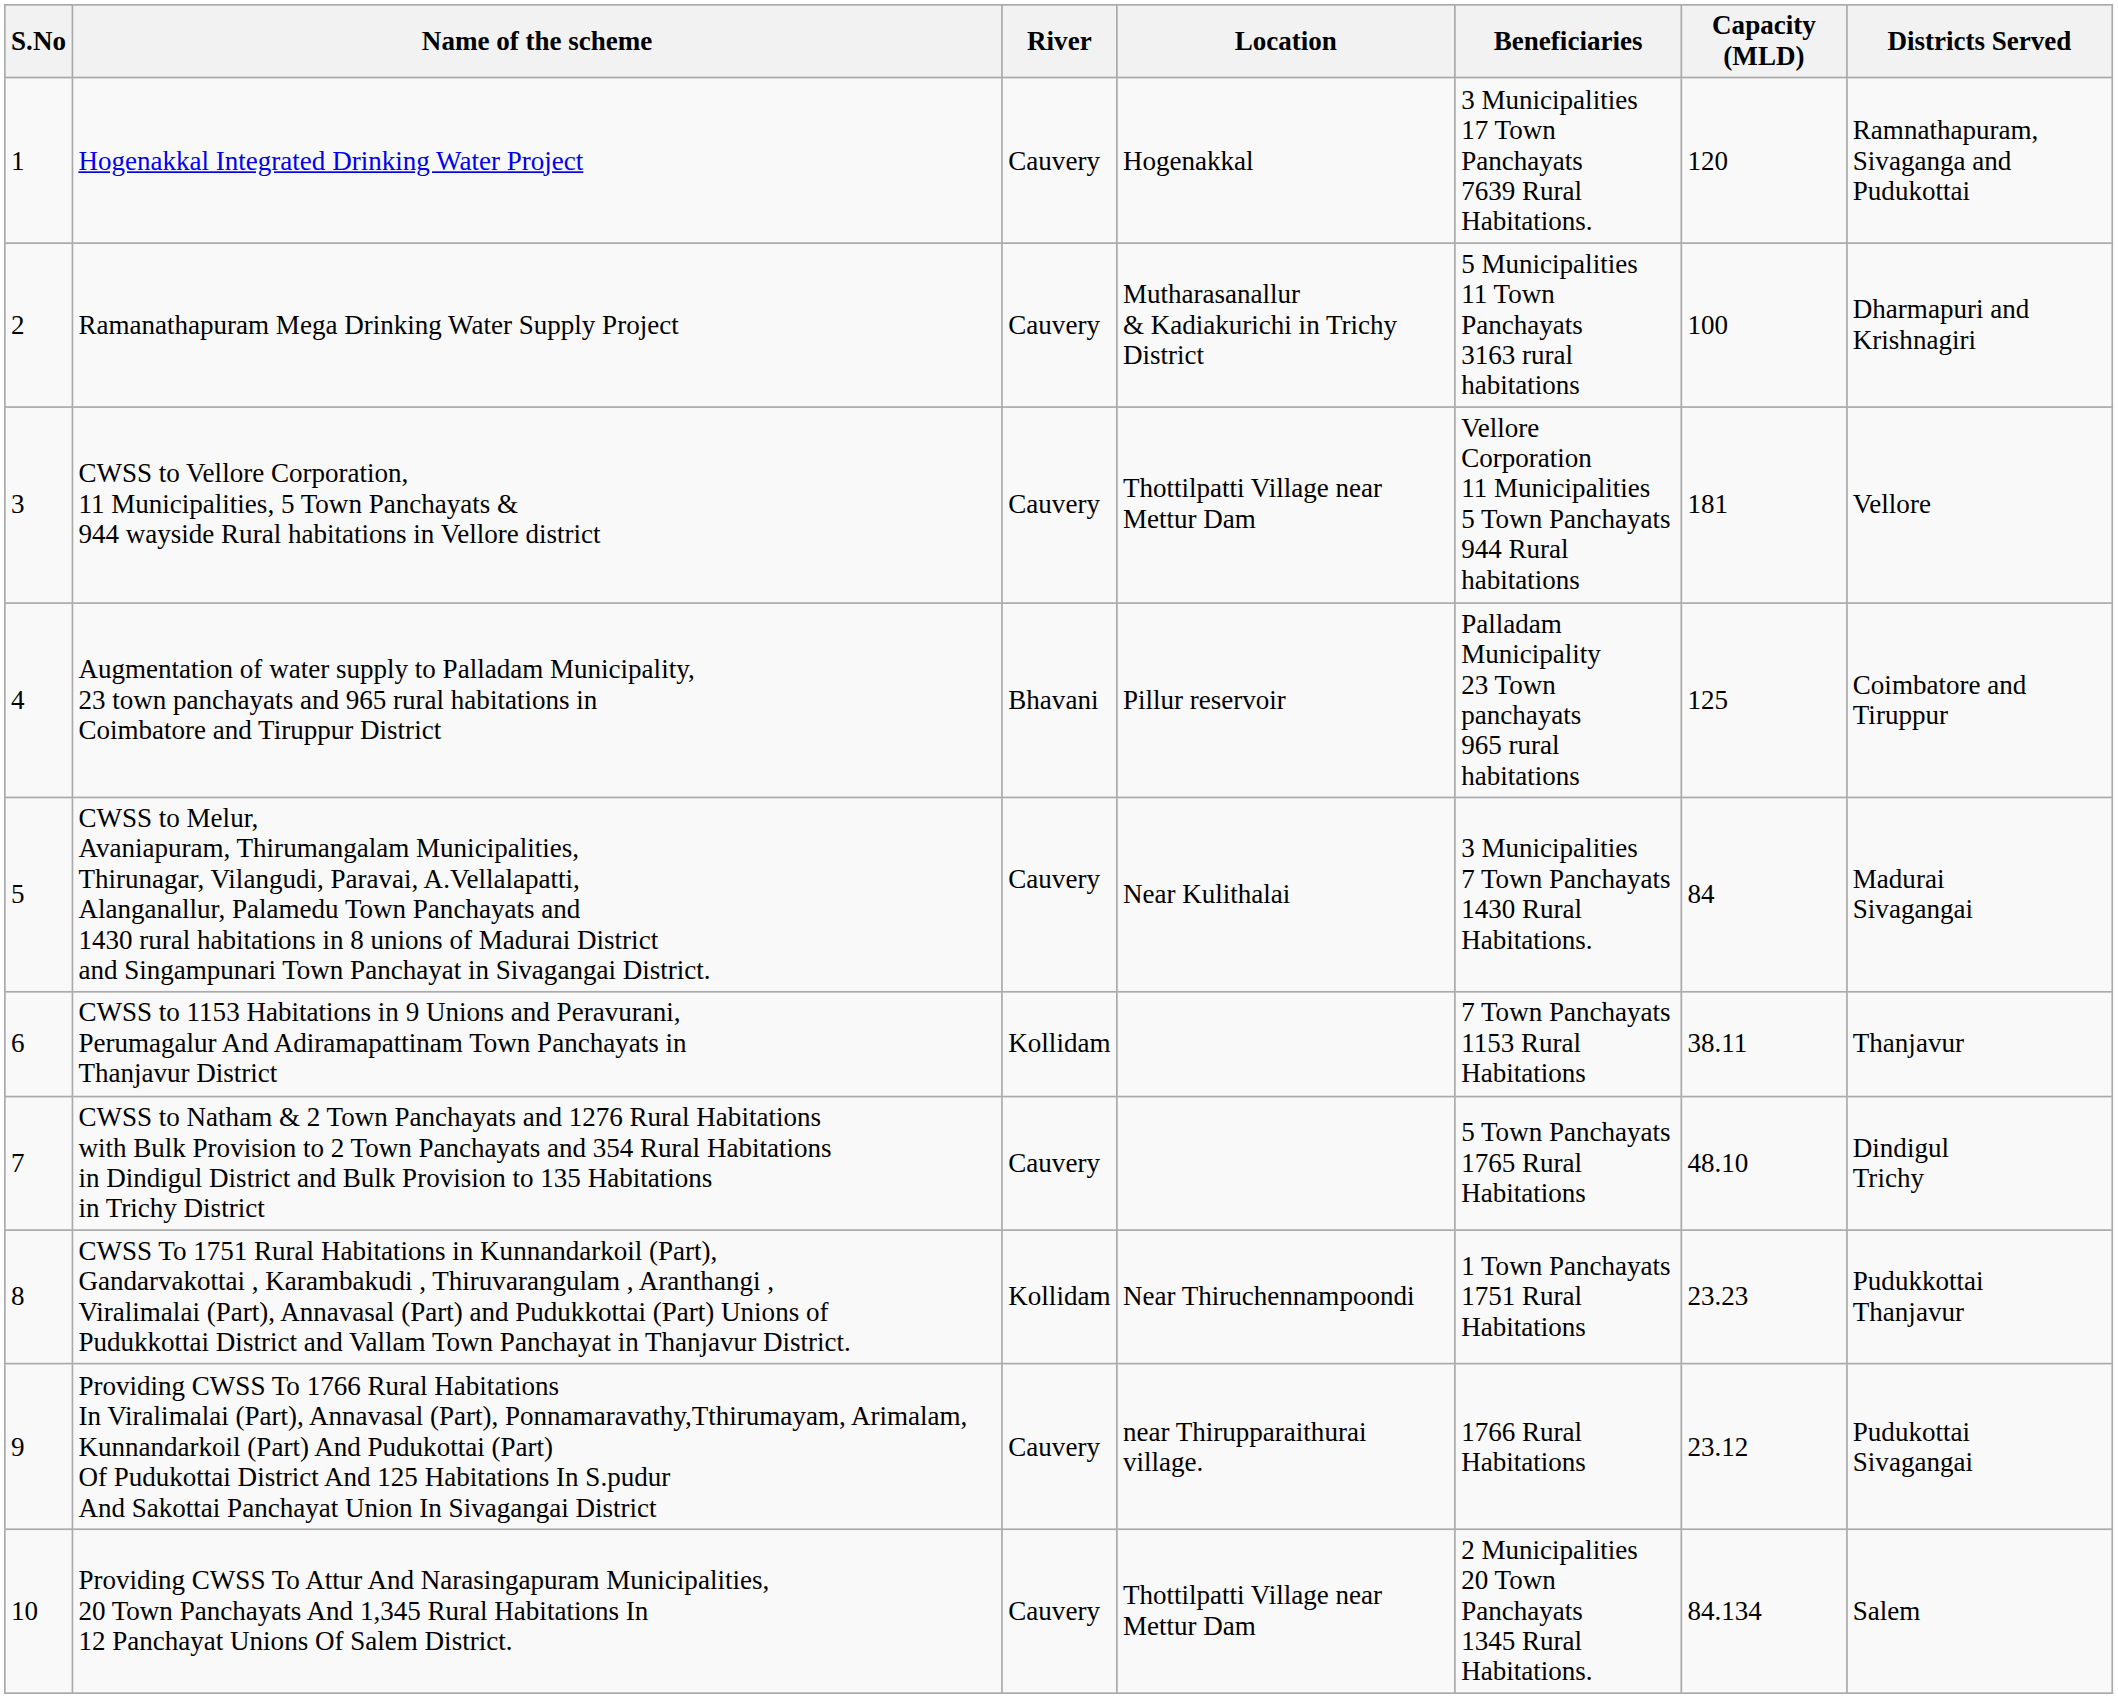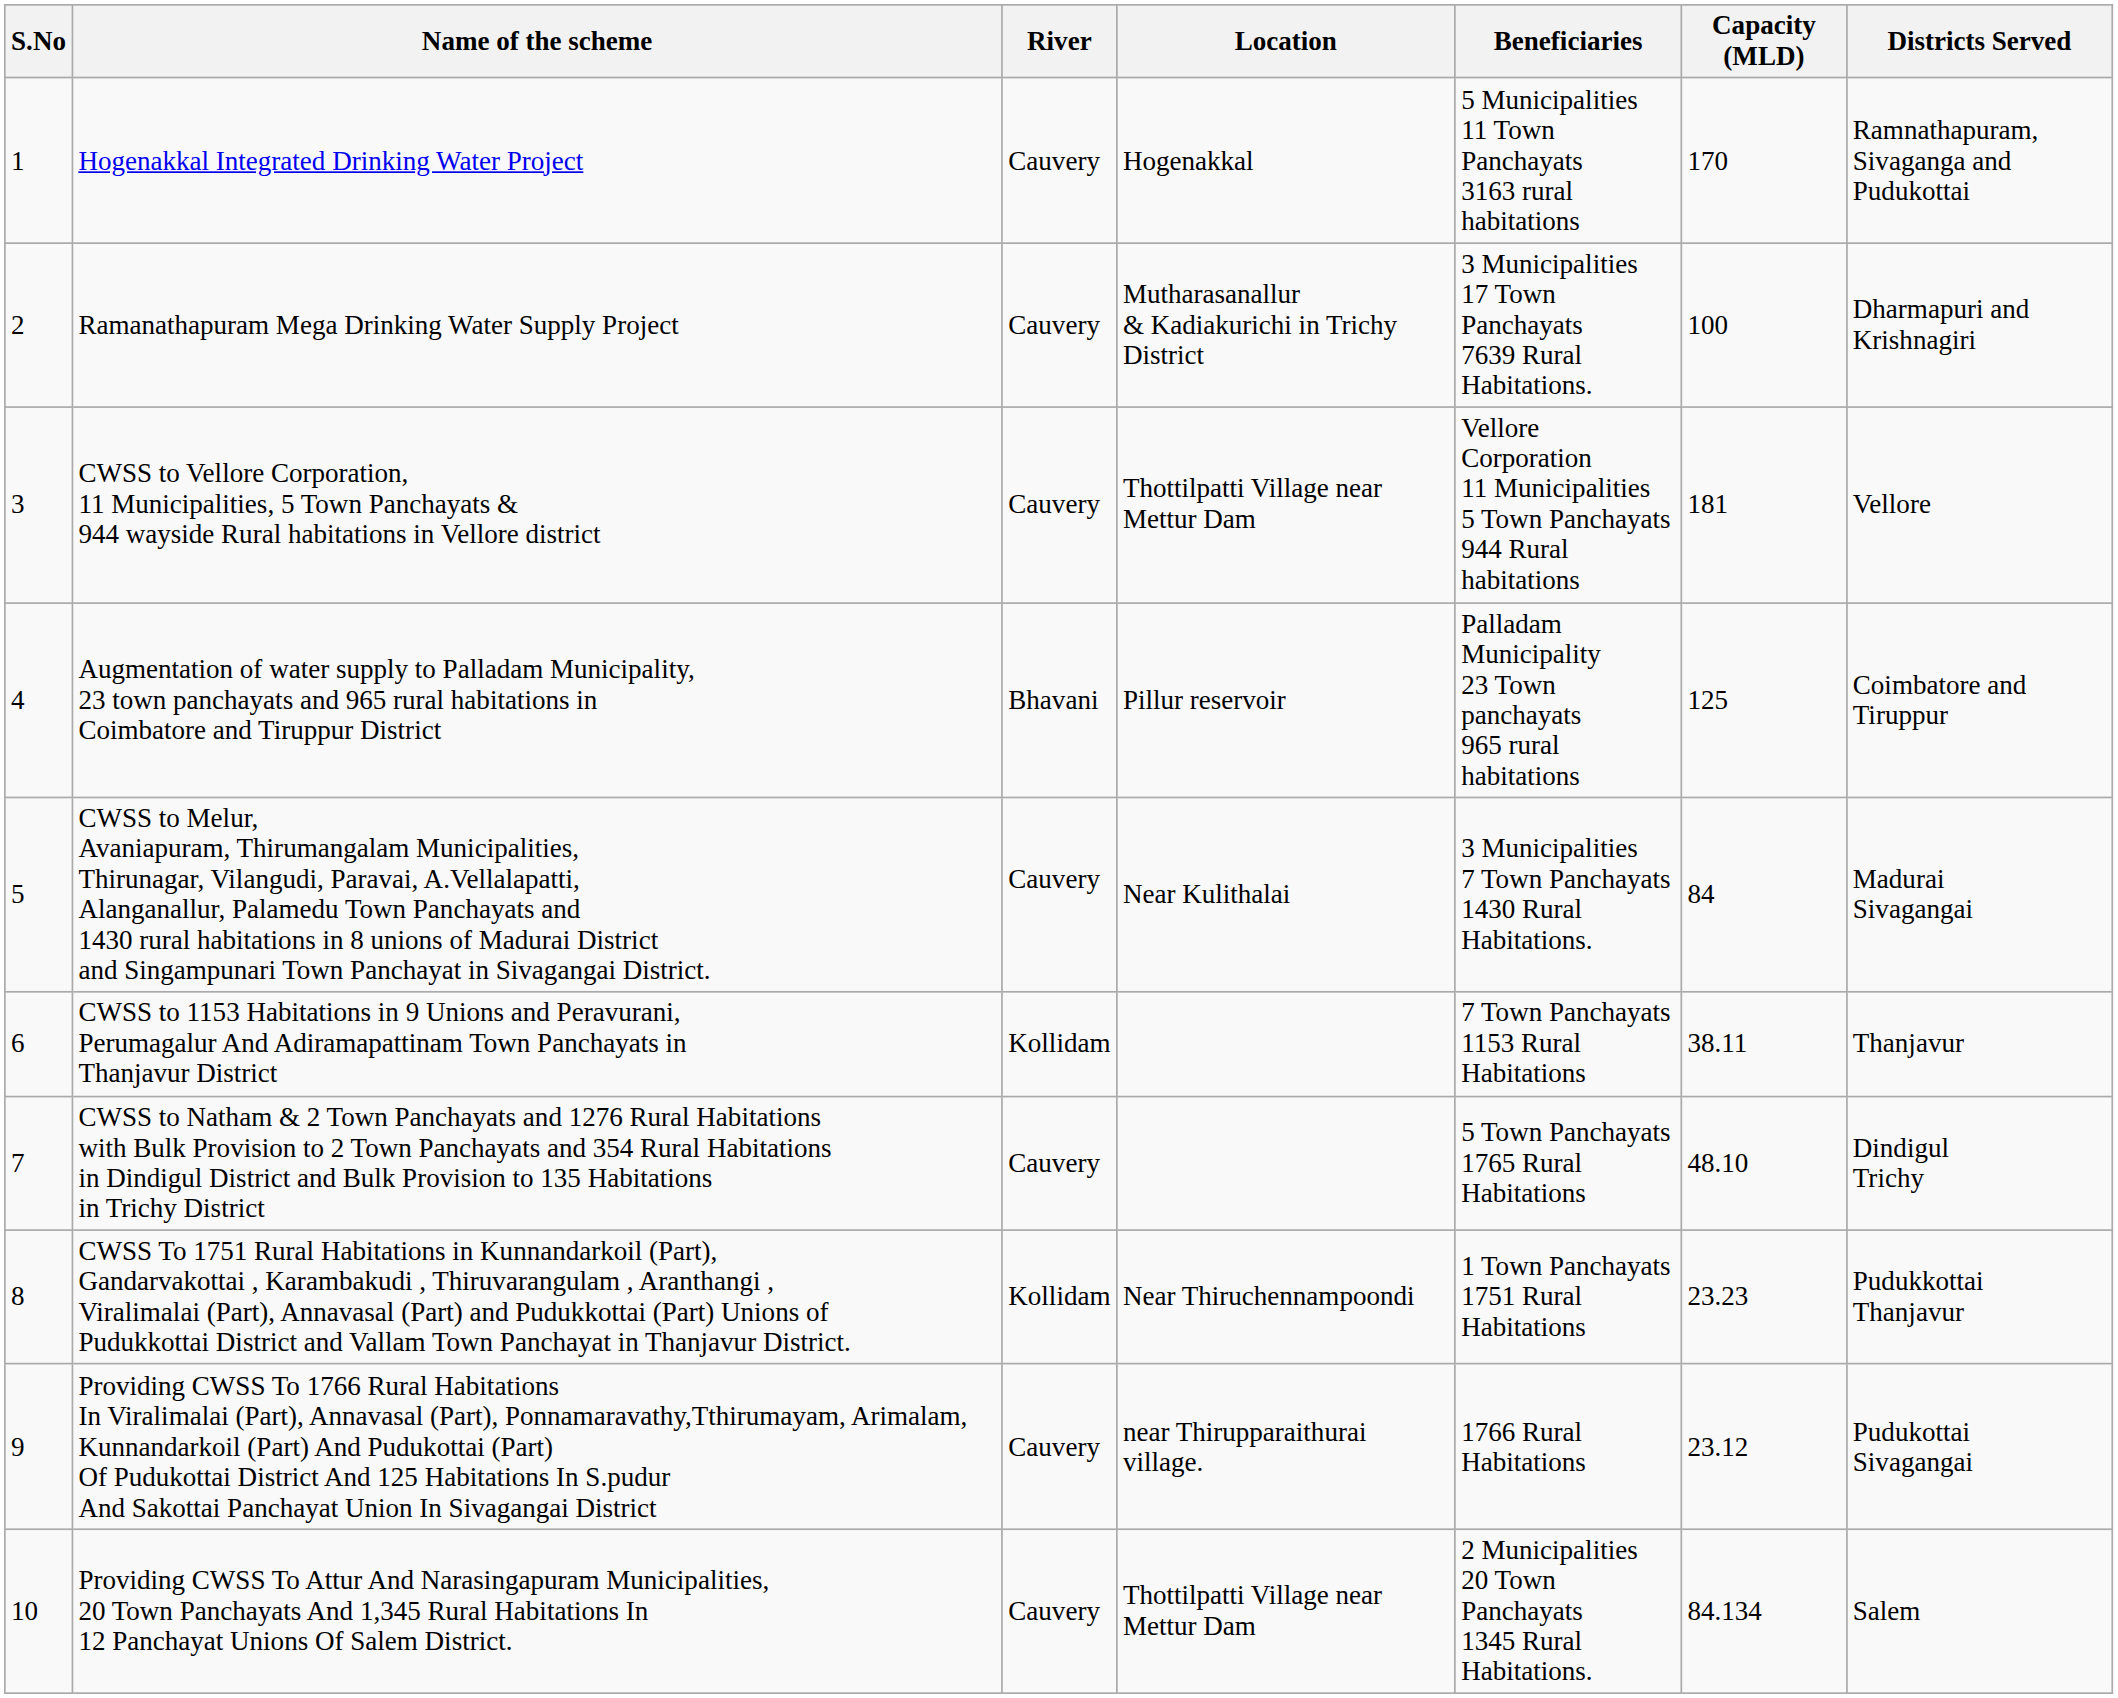(1549, 160) 3 Municipalities 17 Town Panchayats 7639 Rural Habitations. -> (1549, 160) 5 Municipalities 11 Town Panchayats 3163 rural habitations
(1708, 160) 120 -> (1708, 160) 170
(1549, 324) 5 Municipalities 11 Town Panchayats 3163 rural habitations -> (1549, 324) 3 Municipalities 17 Town Panchayats 7639 Rural Habitations.
